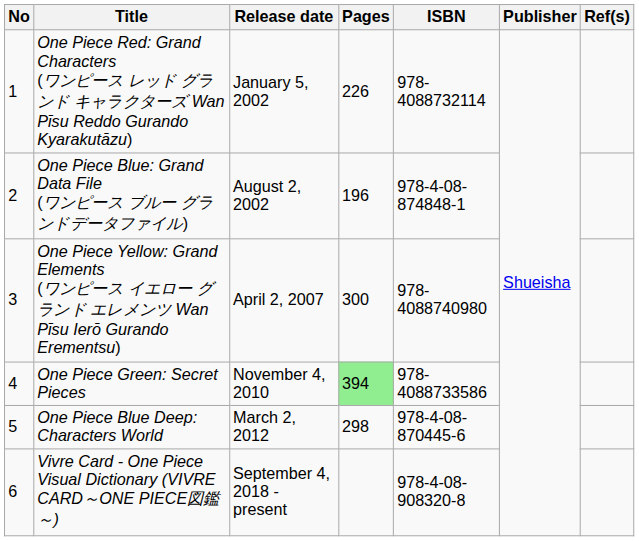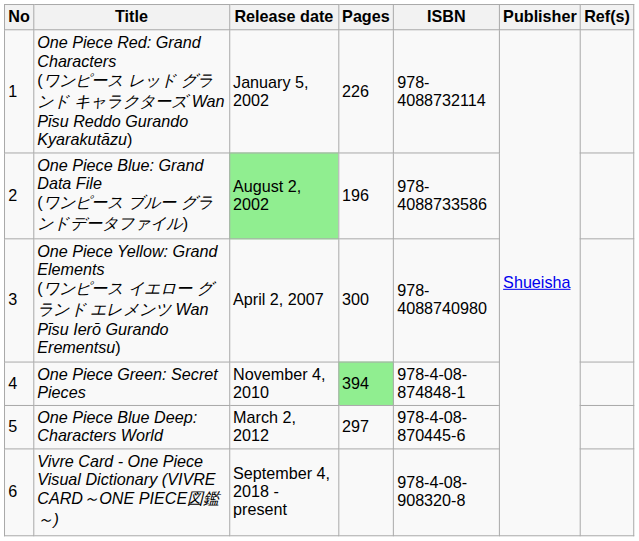(267, 195) no background -> (267, 195) lightgreen background
(432, 195) 978-4-08-874848-1 -> (442, 195) 978-4088733586
(442, 383) 978-4088733586 -> (432, 383) 978-4-08-874848-1
(356, 427) 298 -> (356, 427) 297
